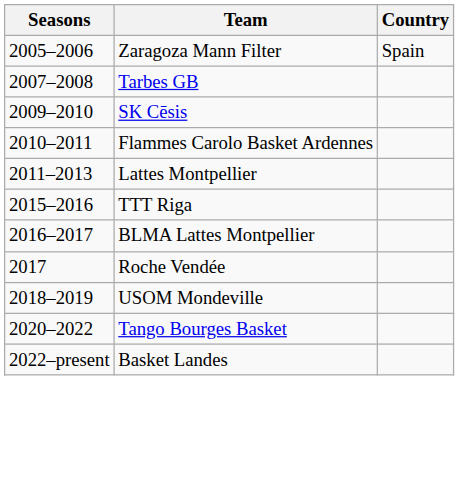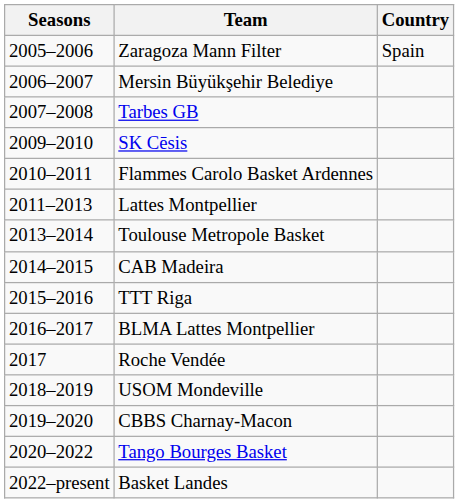+ row: (226, 81)
+ row: (221, 235)
+ row: (171, 266)
+ row: (205, 420)
